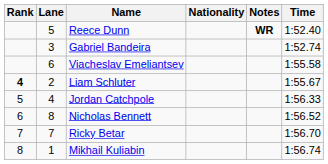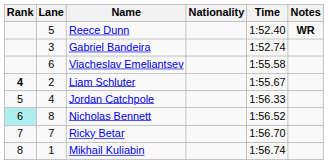columns swapped: (303, 13) <-> (264, 13)
(20, 116) no background -> (20, 116) paleturquoise background
